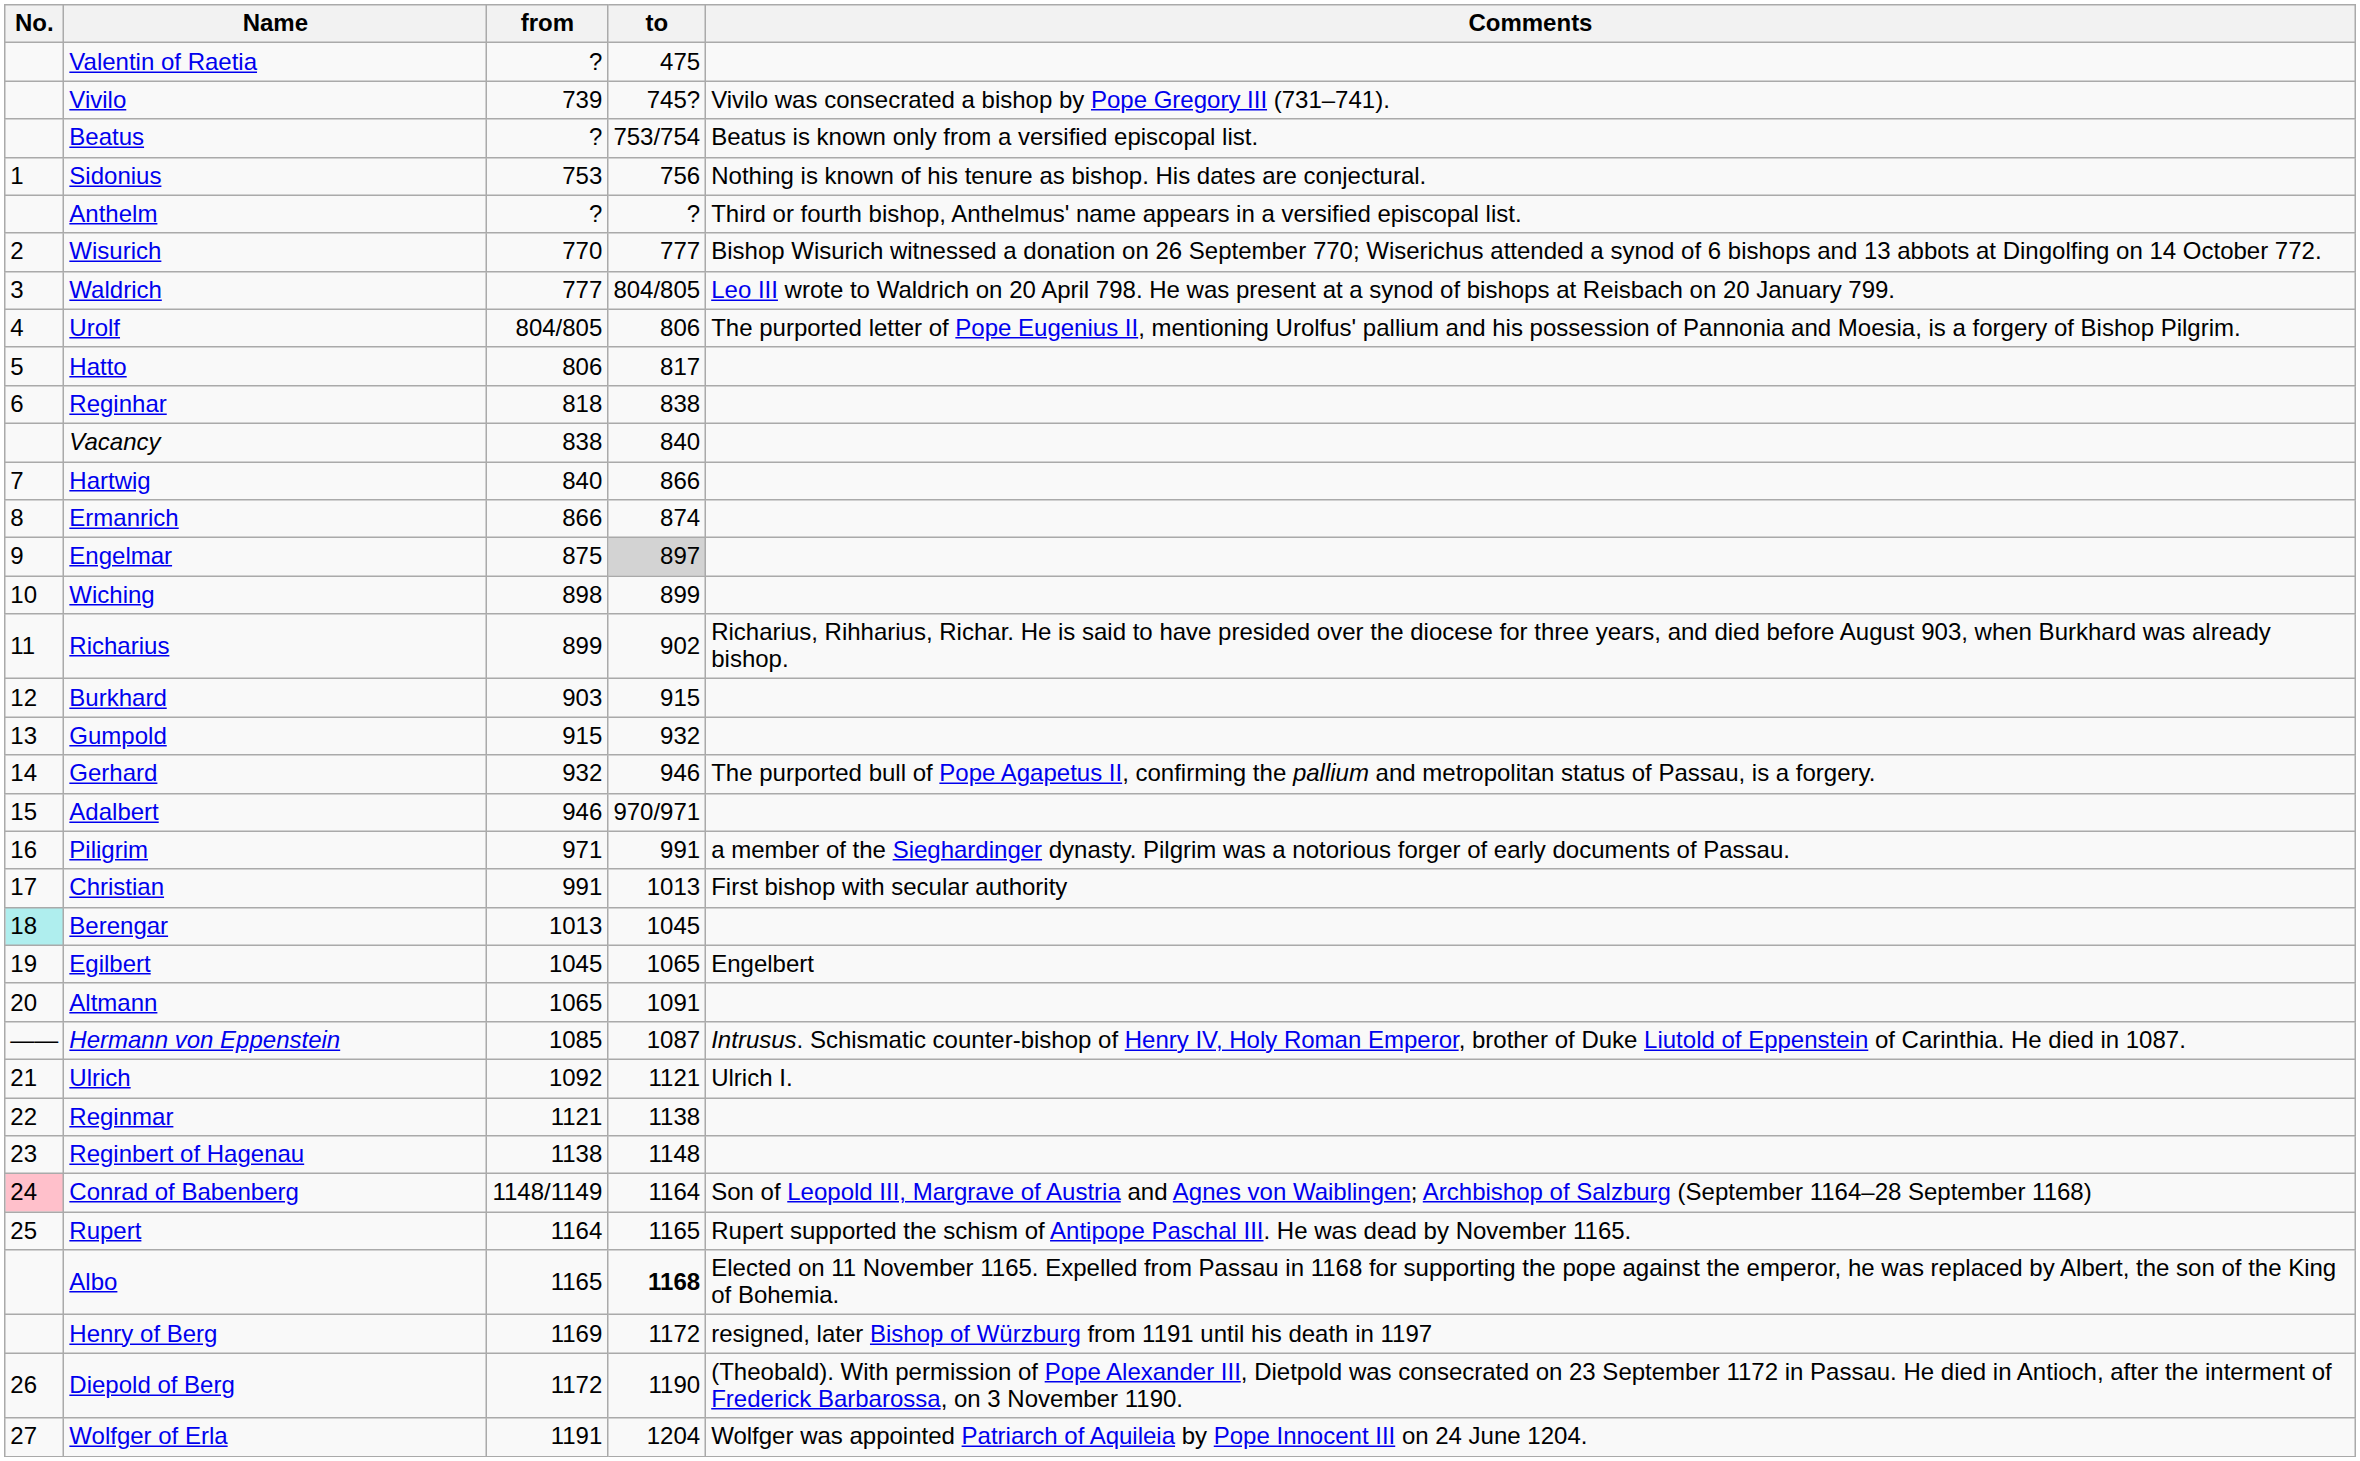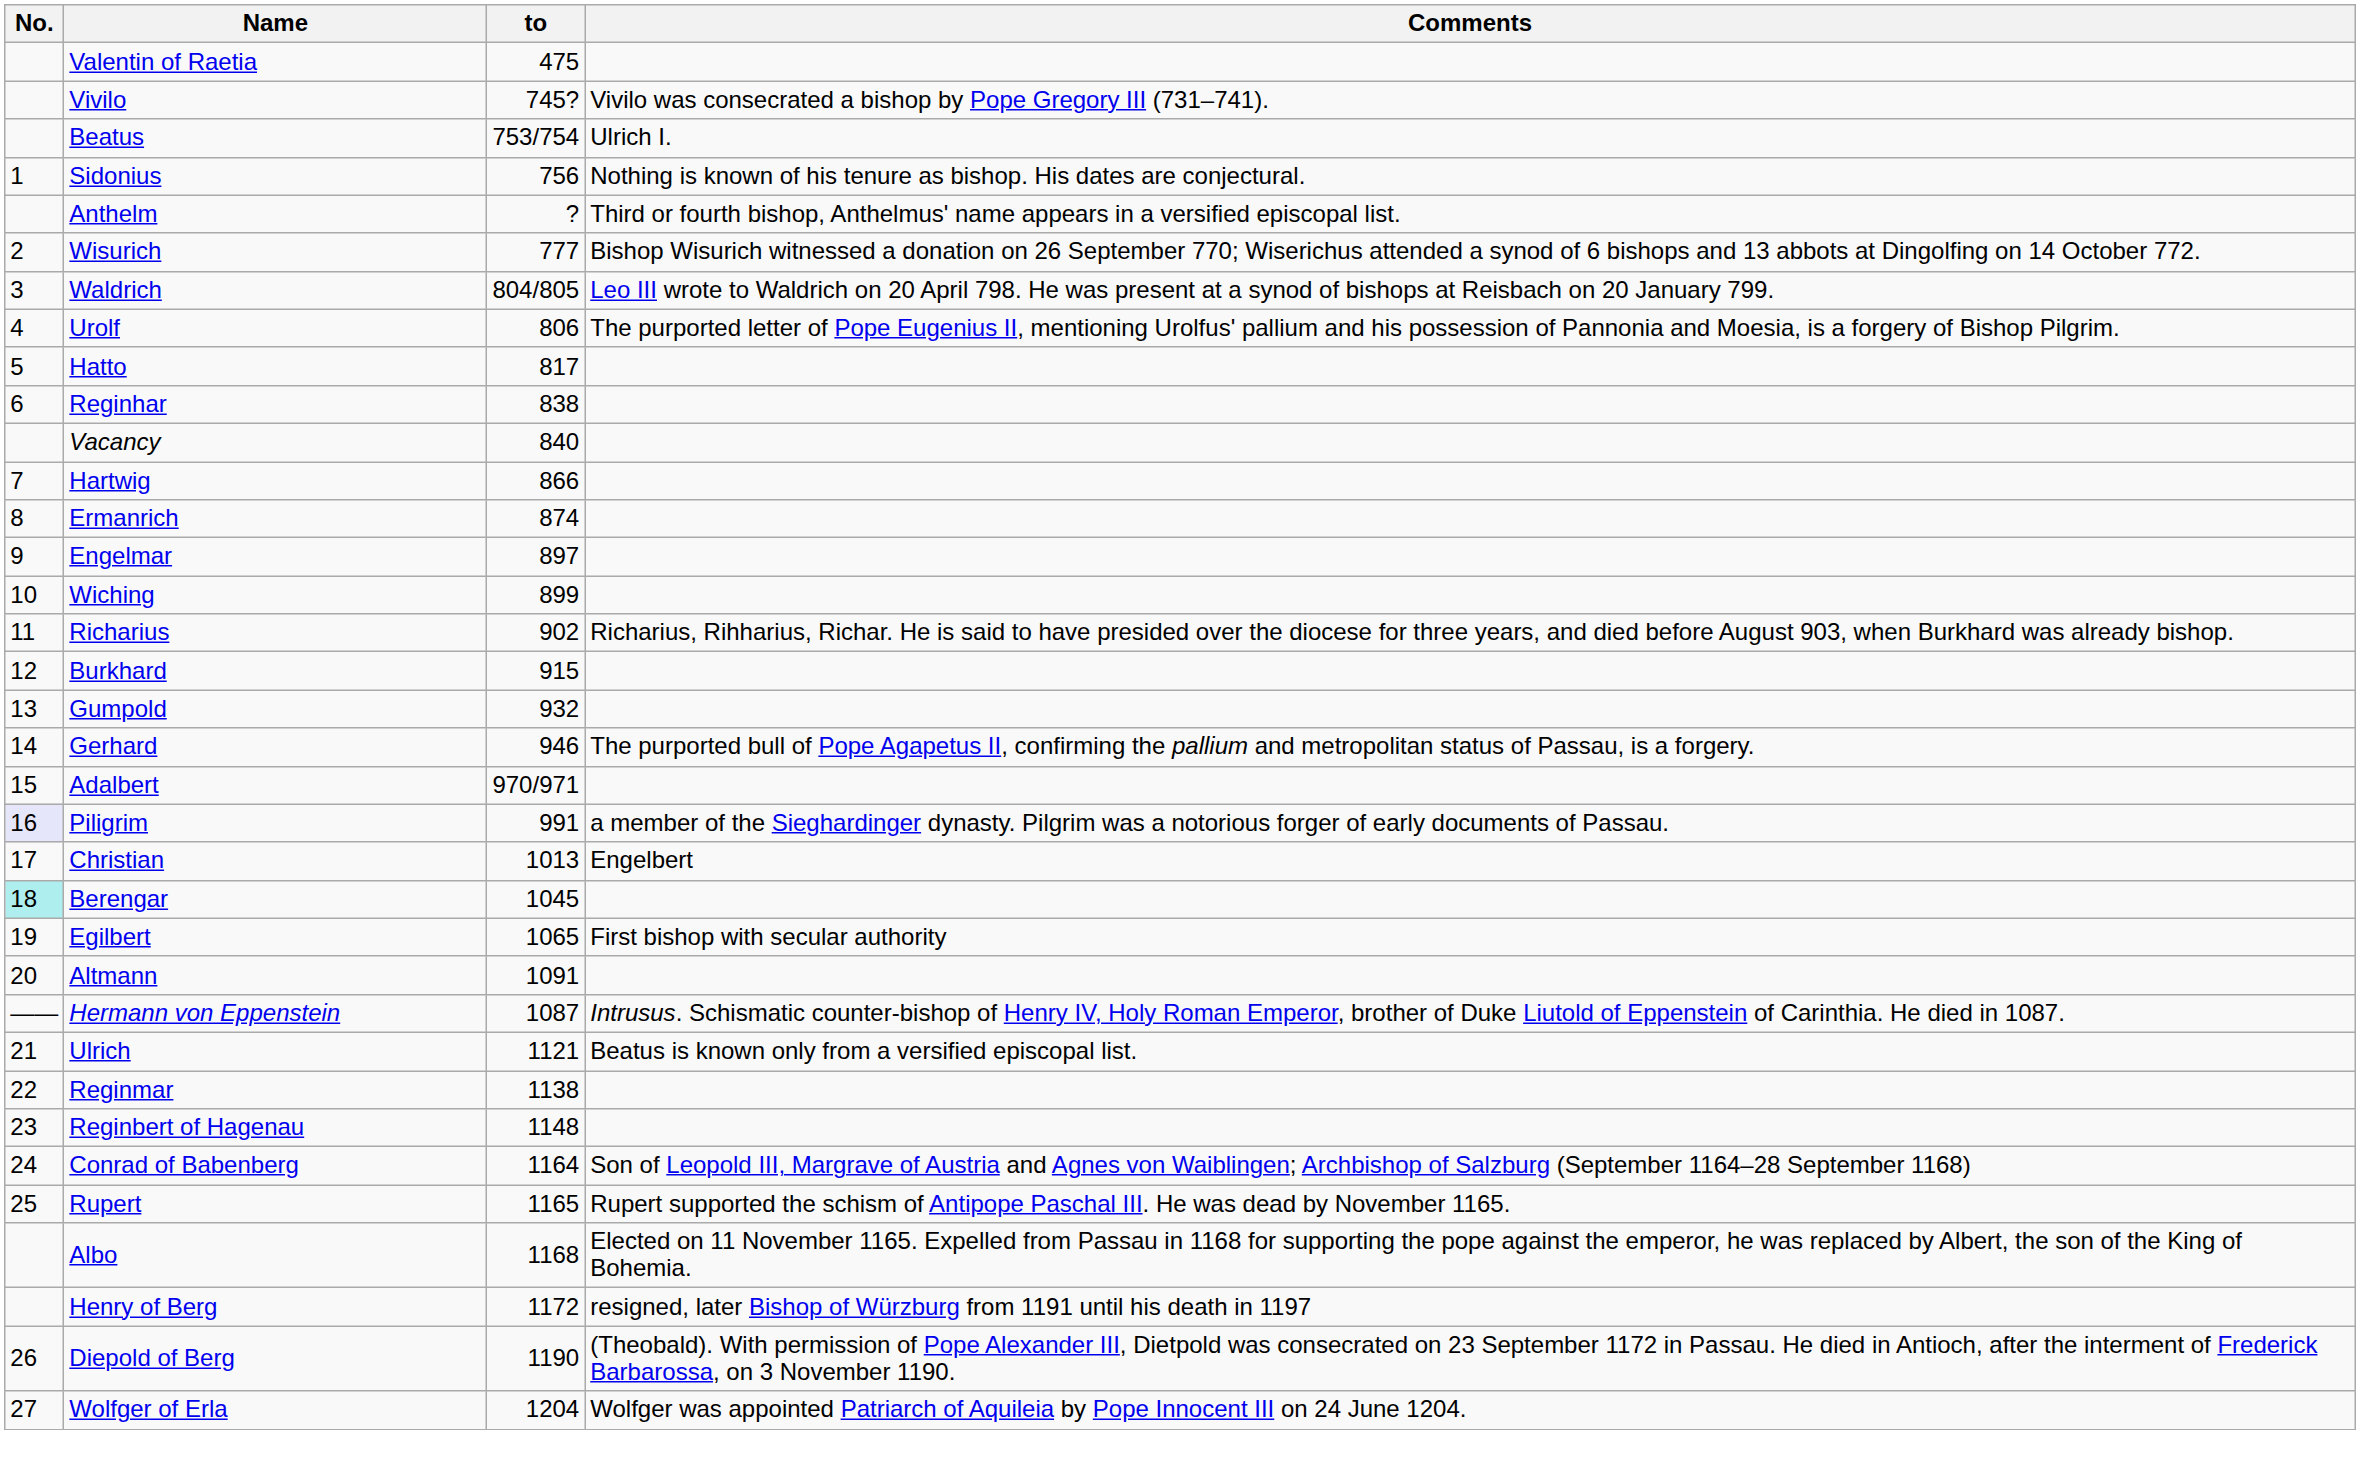- column: (547, 23)
(985, 137) Beatus is known only from a versified episcopal list. -> (631, 137) Ulrich I.
(680, 556) lightgrey background -> (559, 556) no background
(24, 849) no background -> (24, 822) lavender background
(889, 887) First bishop with secular authority -> (642, 860) Engelbert
(763, 964) Engelbert -> (768, 937) First bishop with secular authority
(752, 1078) Ulrich I. -> (864, 1051) Beatus is known only from a versified episcopal list.
(24, 1192) pink background -> (24, 1165) no background
(674, 1282) bold -> (553, 1255) normal
